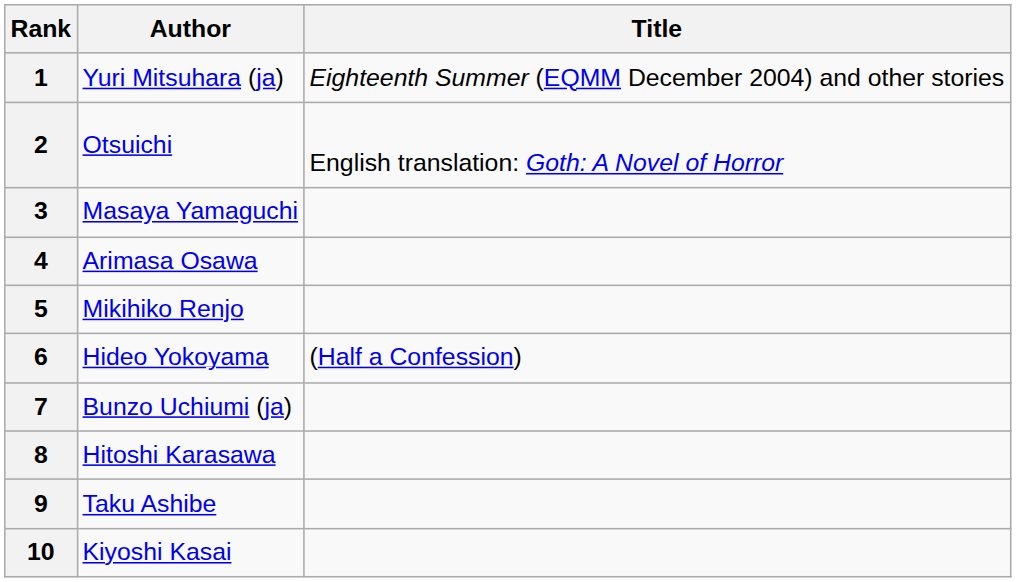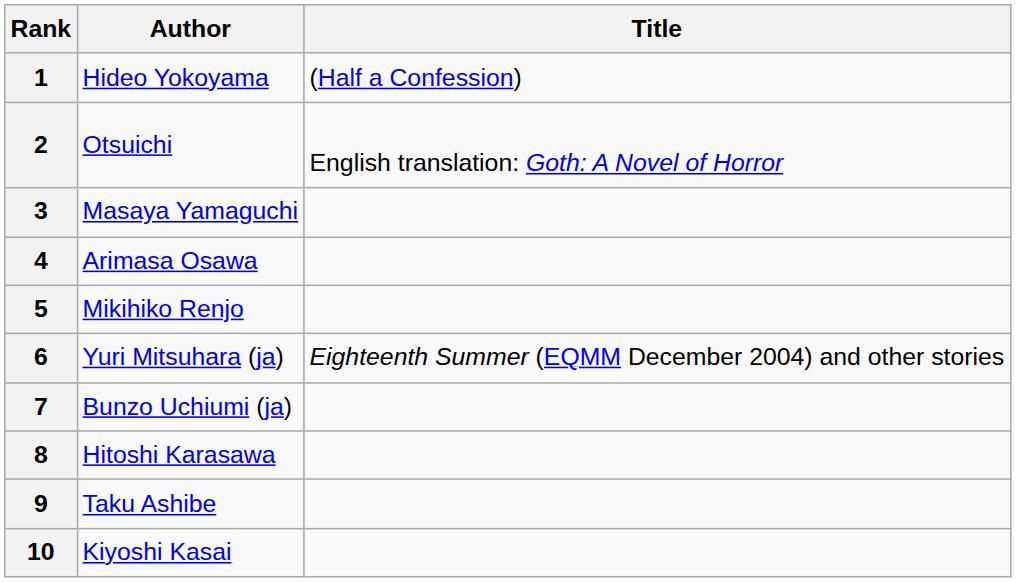(183, 77) Yuri Mitsuhara (ja) -> (176, 77) Hideo Yokoyama
(657, 77) Eighteenth Summer (EQMM December 2004) and other stories -> (416, 77) (Half a Confession)
(176, 357) Hideo Yokoyama -> (183, 357) Yuri Mitsuhara (ja)
(416, 357) (Half a Confession) -> (657, 357) Eighteenth Summer (EQMM December 2004) and other stories
